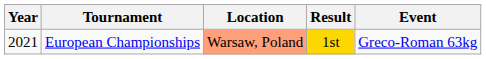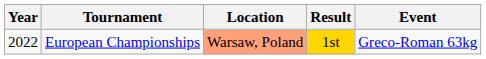(23, 41) 2021 -> (23, 41) 2022
